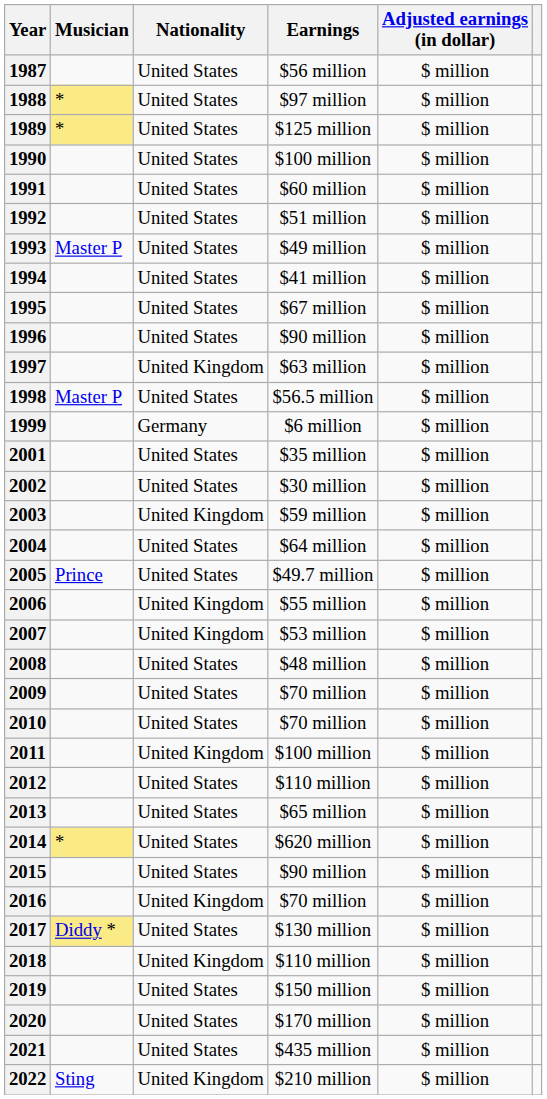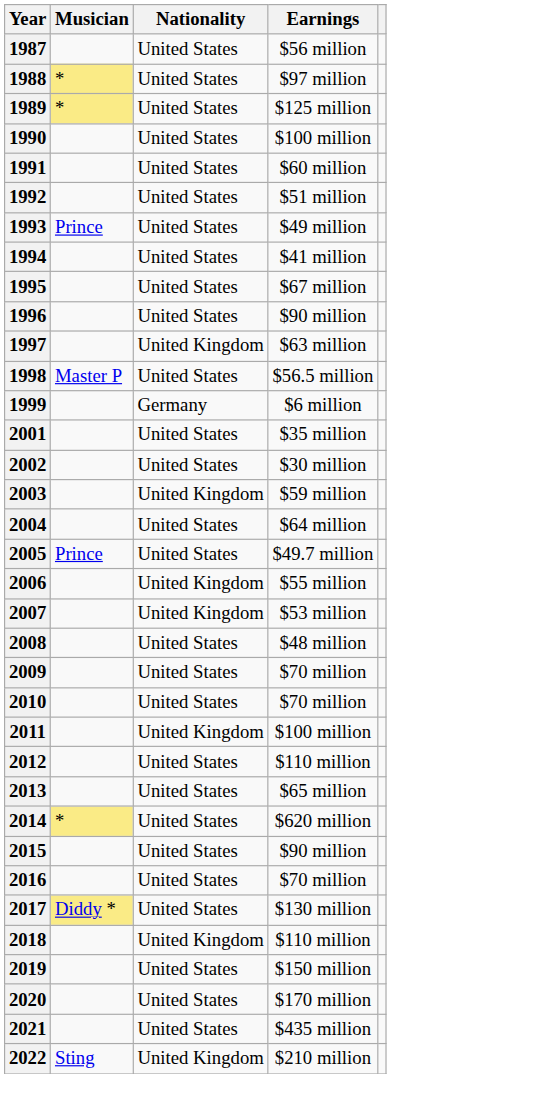- column: (455, 29)
(89, 248) Master P -> (79, 227) Prince
(201, 901) United Kingdom -> (188, 880) United States
